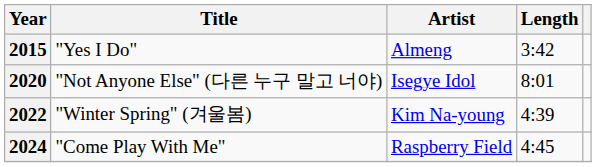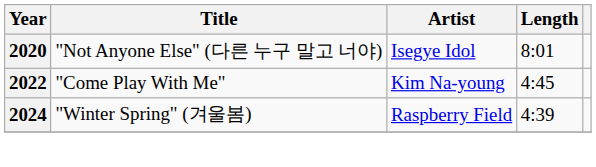- row: (28, 49)
(153, 114) "Winter Spring" (겨울봄) -> (140, 82) "Come Play With Me"
(538, 114) 4:39 -> (538, 82) 4:45
(140, 146) "Come Play With Me" -> (153, 114) "Winter Spring" (겨울봄)
(538, 146) 4:45 -> (538, 114) 4:39
